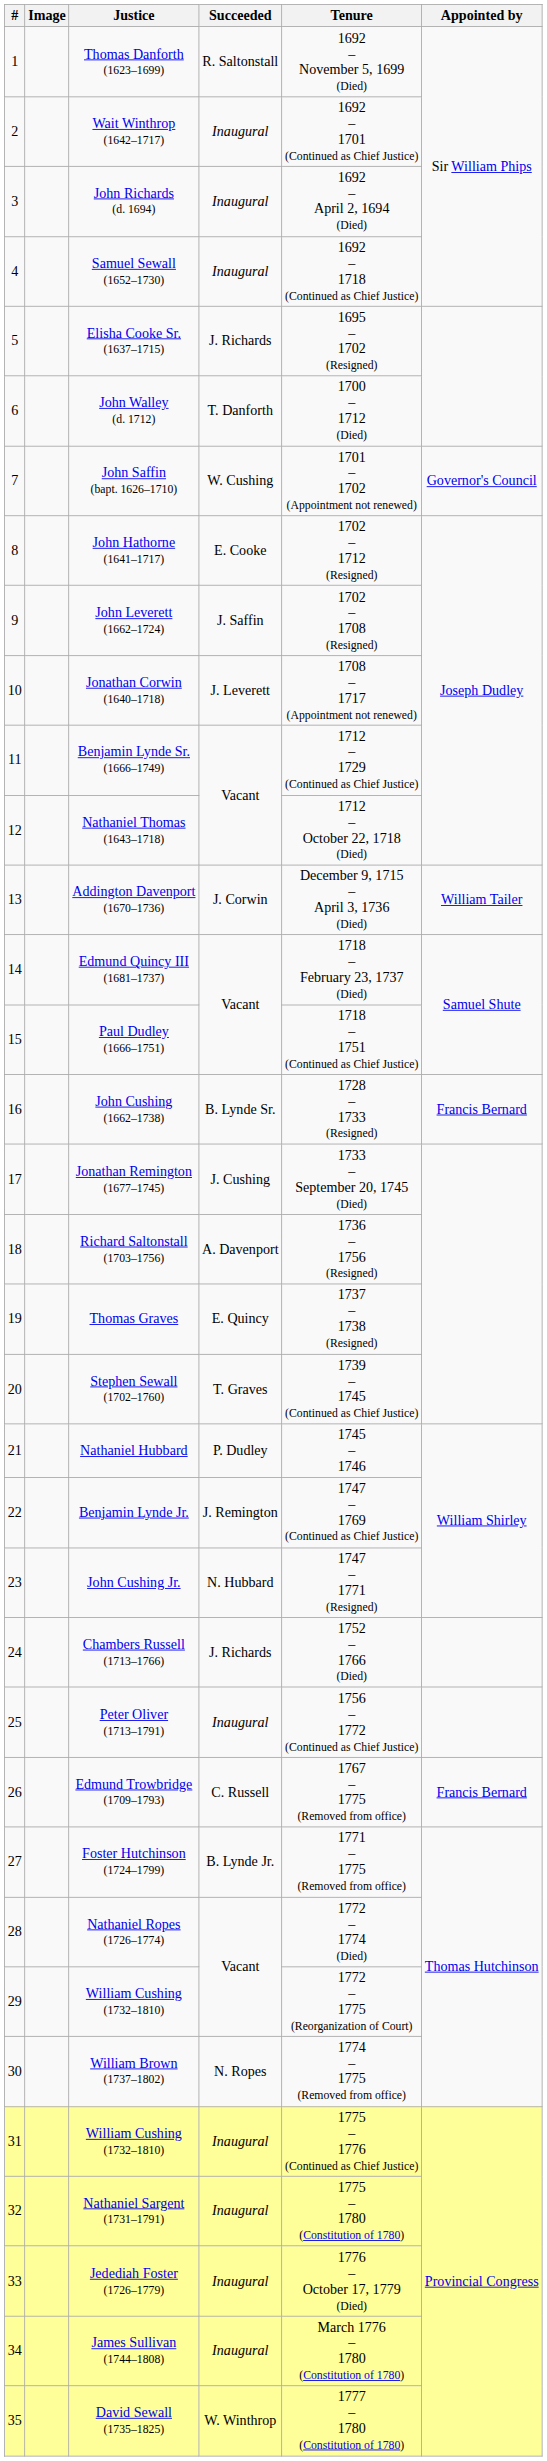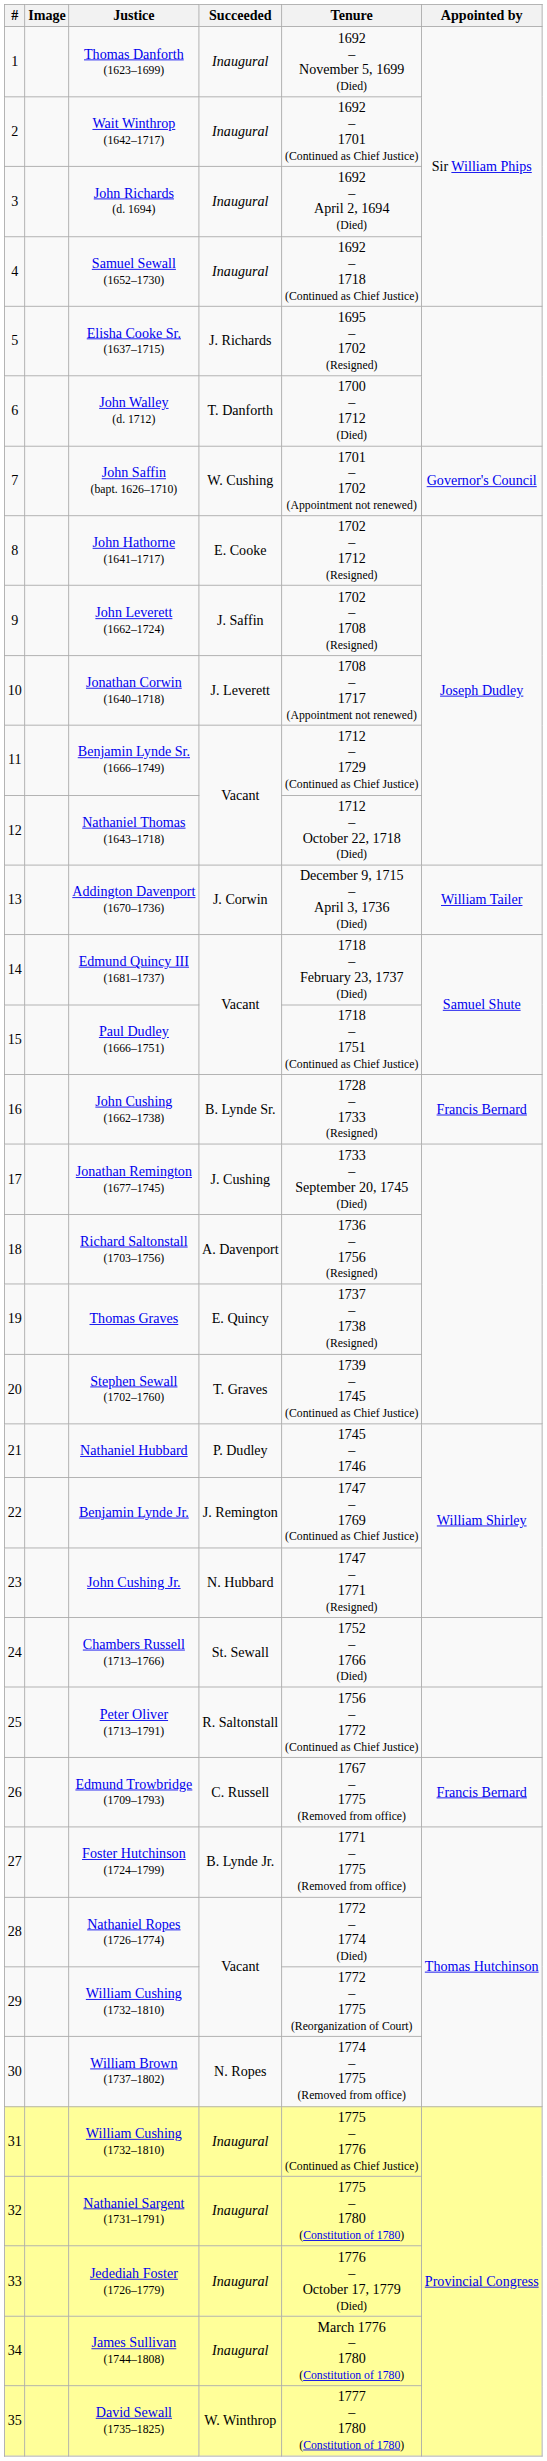(240, 61) R. Saltonstall -> (240, 61) Inaugural
(240, 1652) J. Richards -> (240, 1652) St. Sewall
(240, 1722) Inaugural -> (240, 1722) R. Saltonstall
